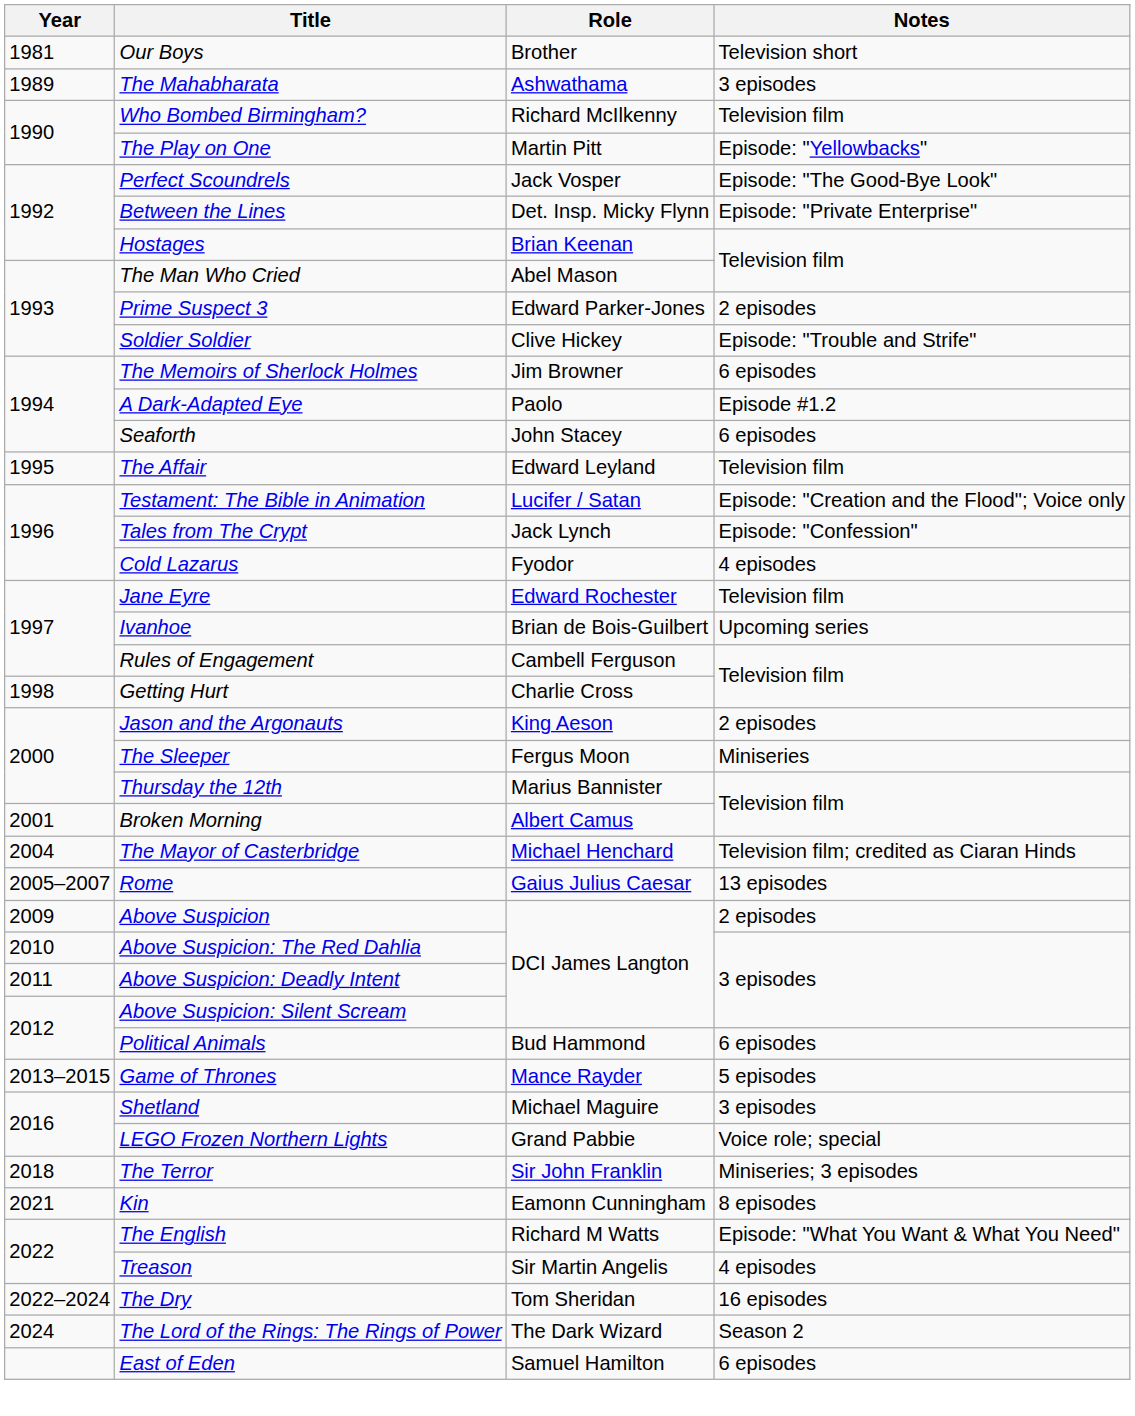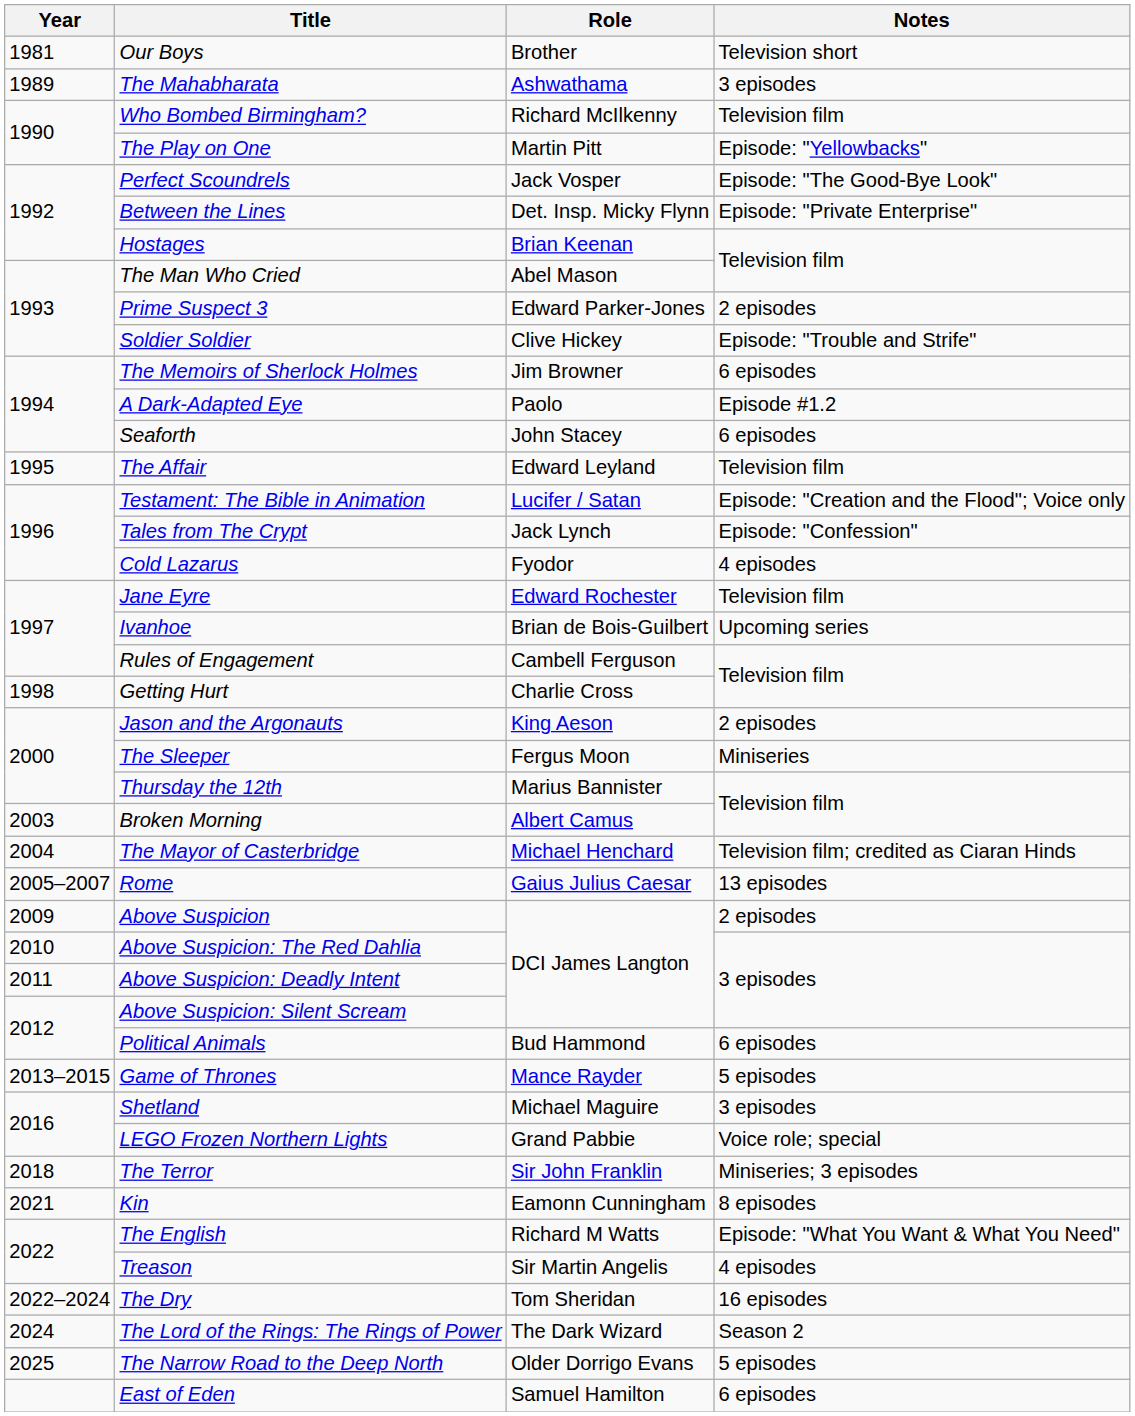(32, 819) 2001 -> (32, 819) 2003
+ row: (281, 1363)
